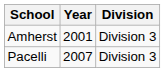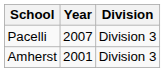rows swapped: (32, 36) <-> (27, 57)
